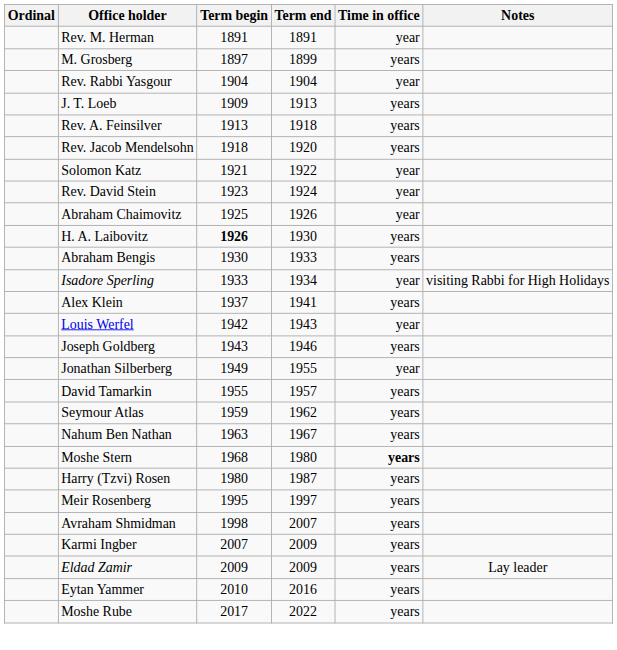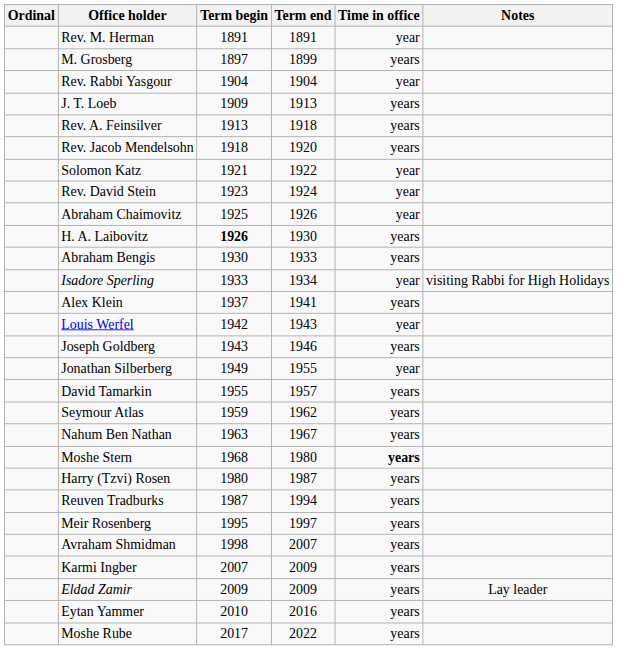+ row: (112, 501)
